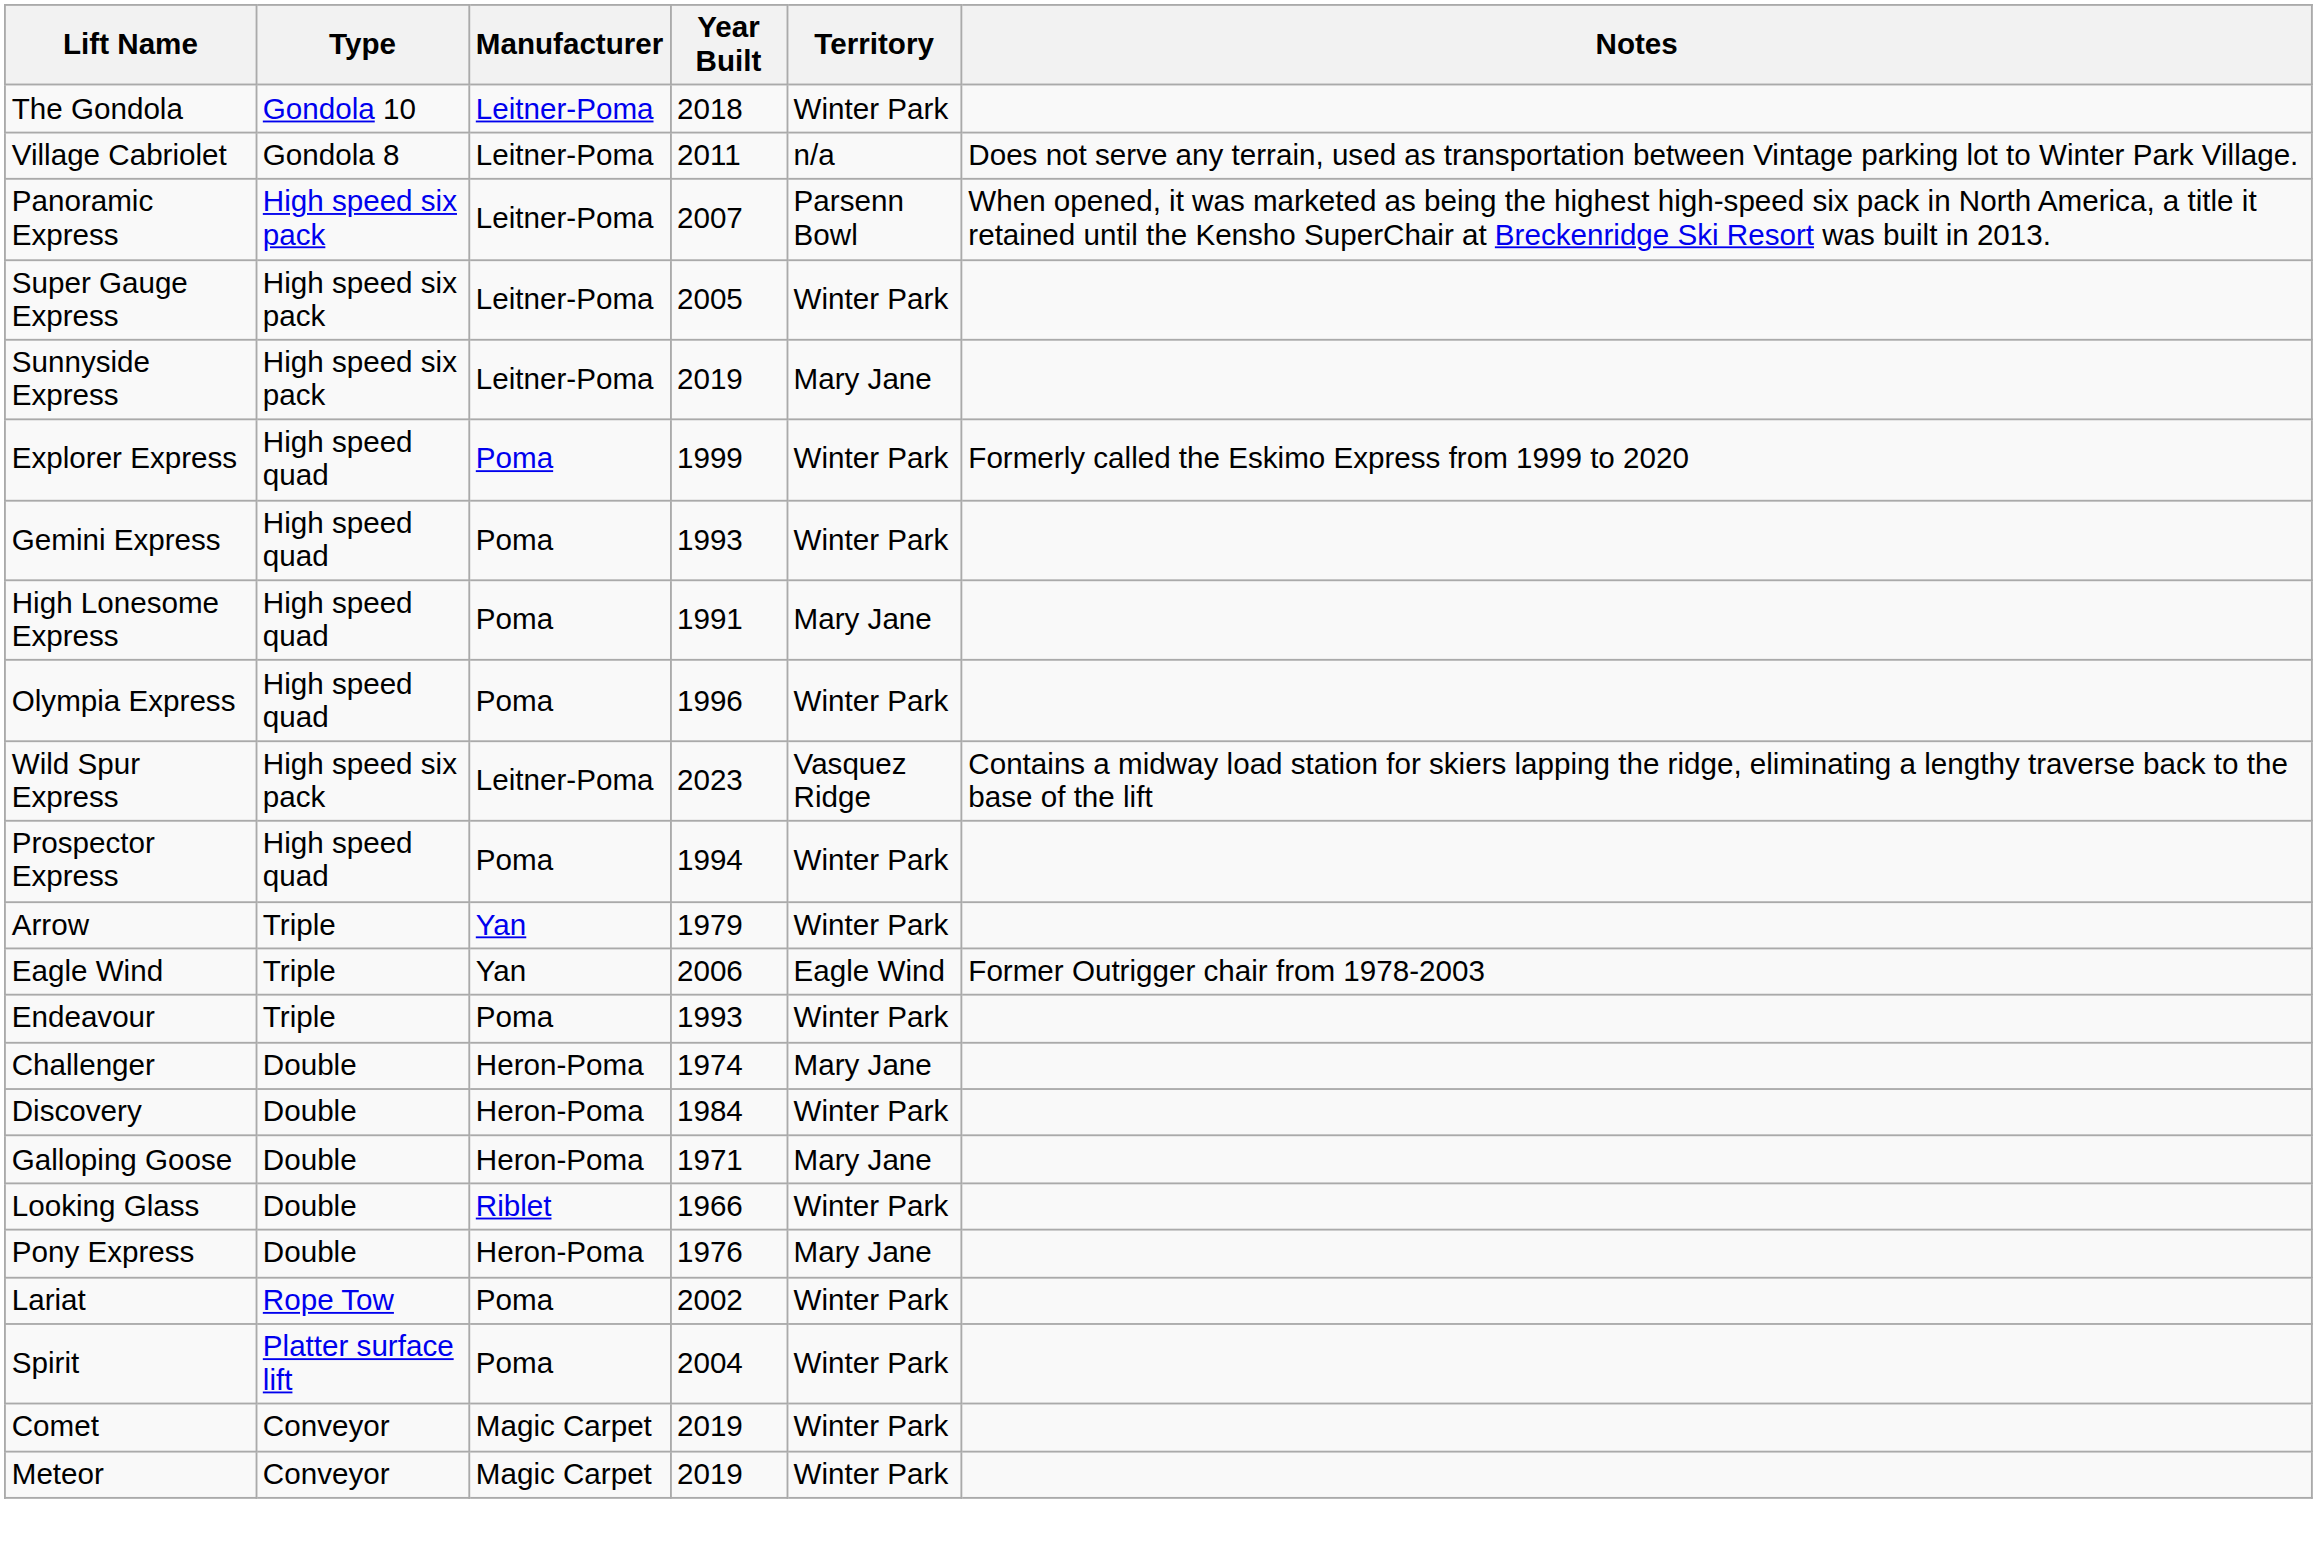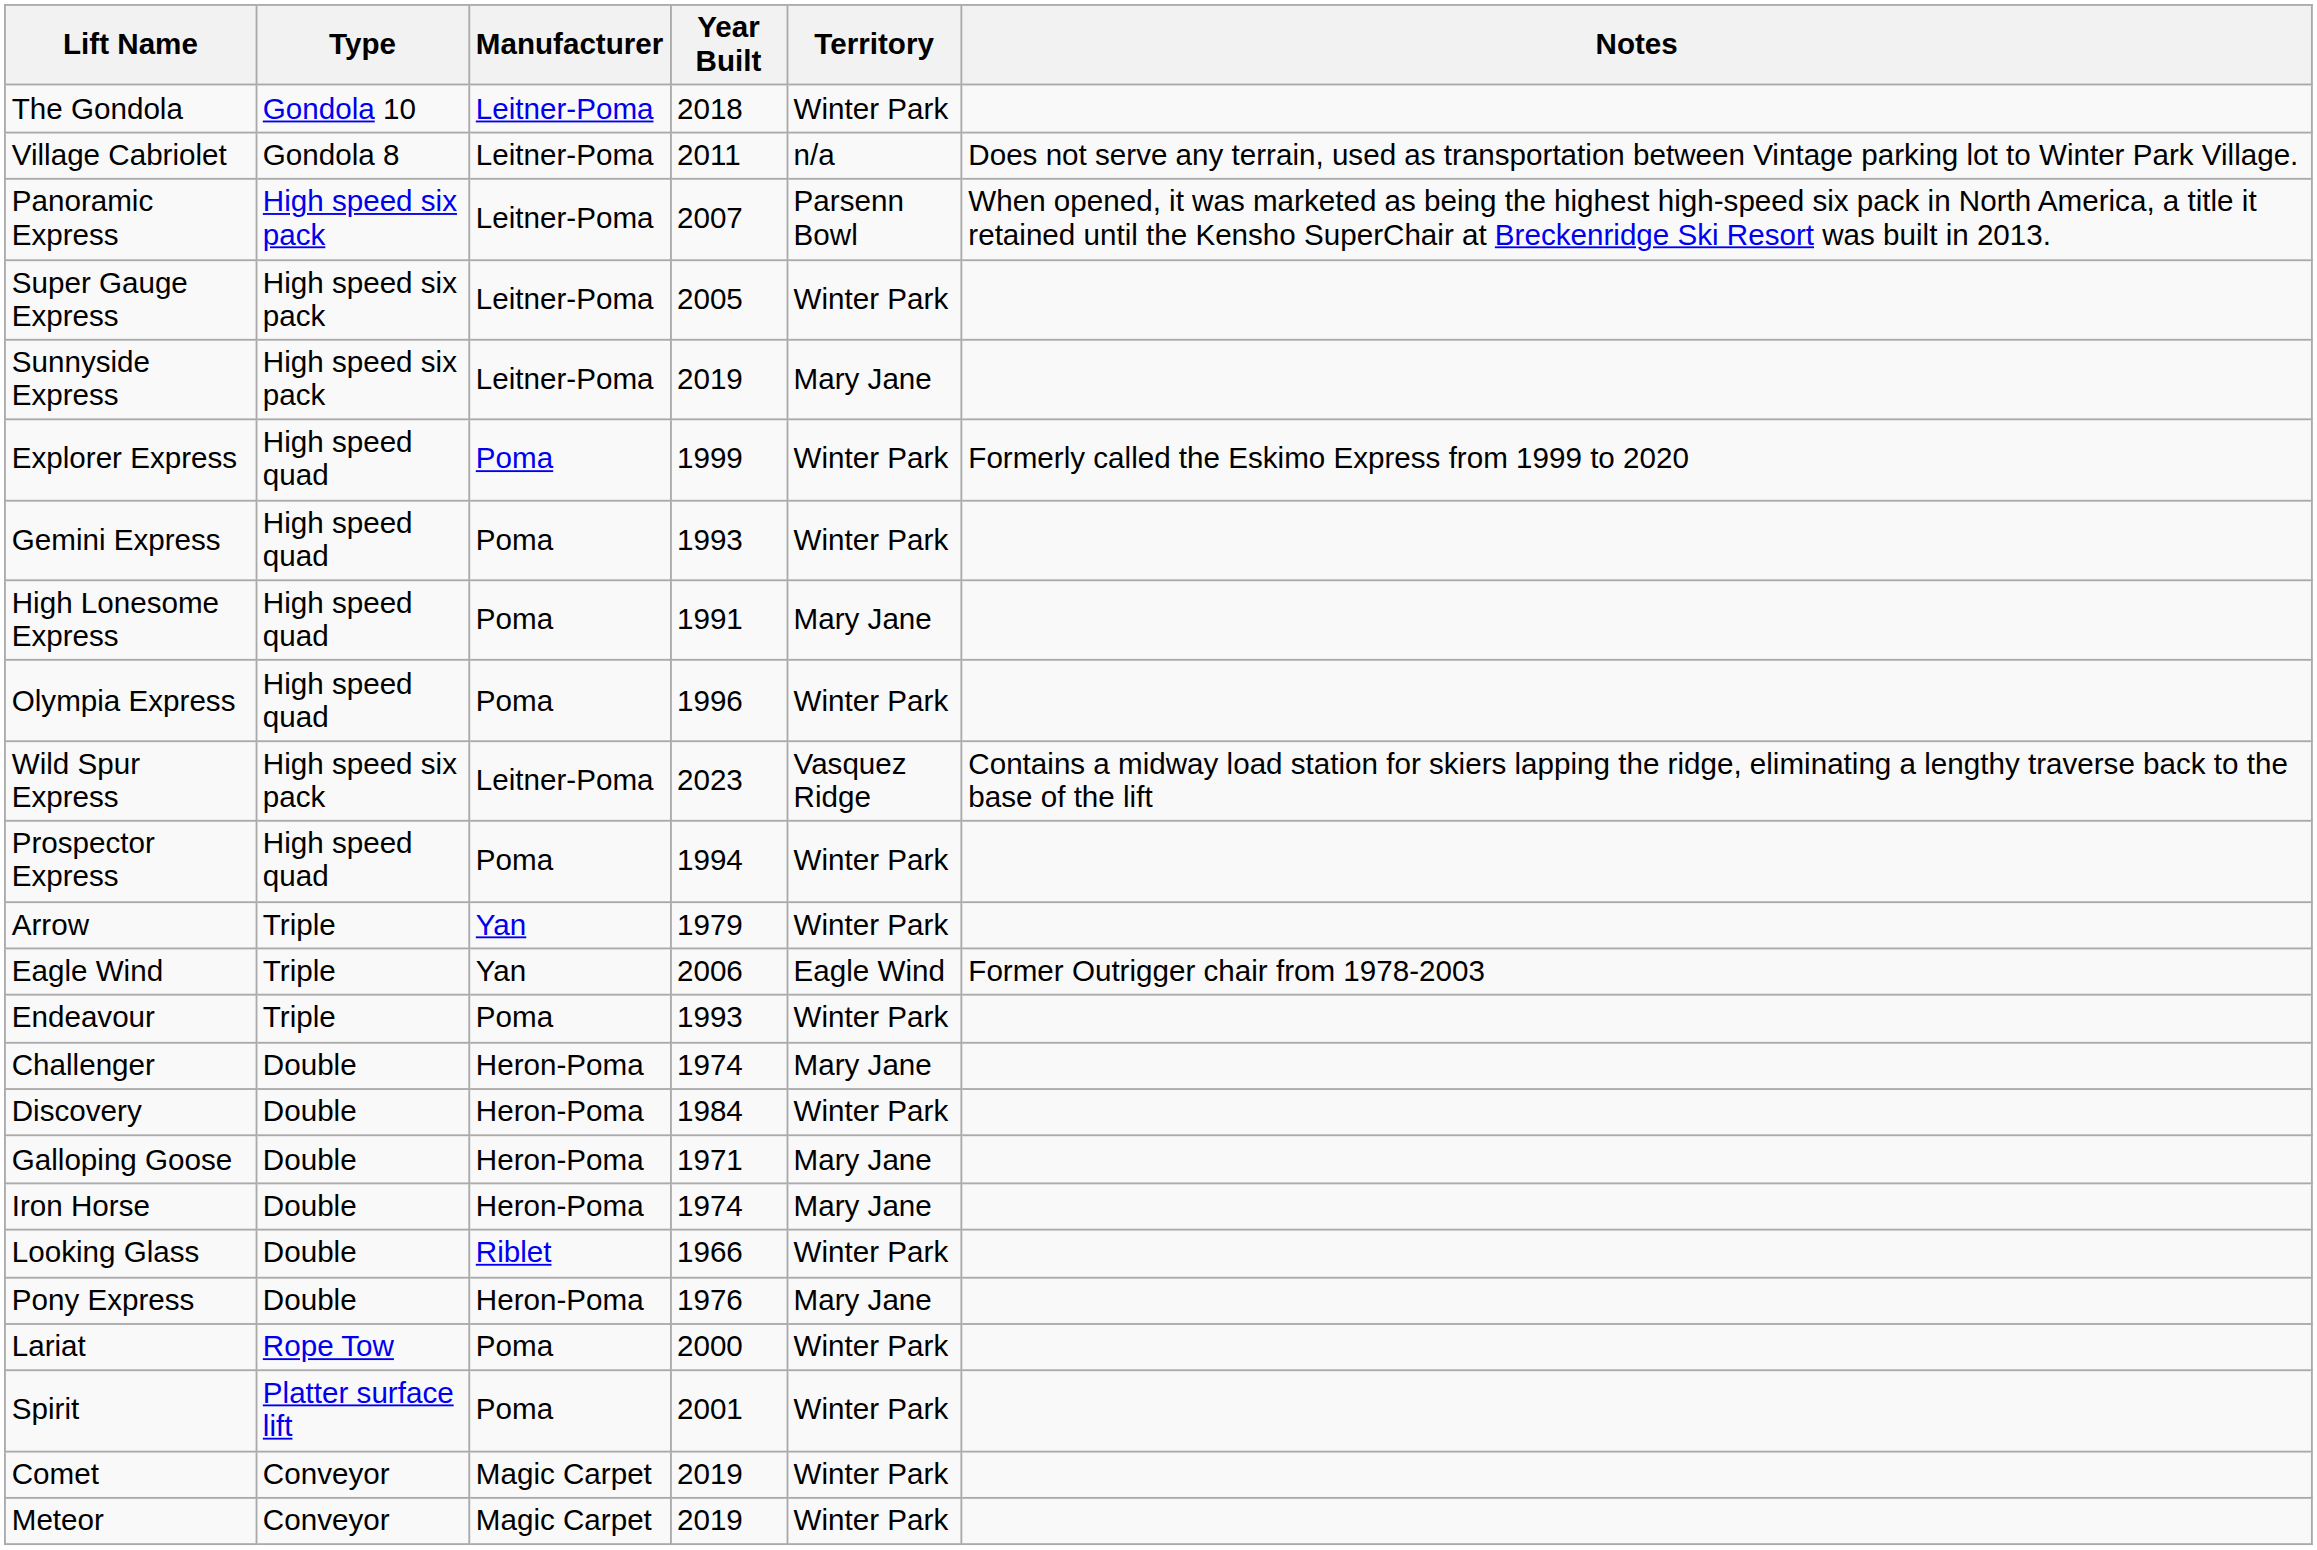+ row: (81, 1205)
(710, 1299) 2002 -> (710, 1346) 2000
(710, 1363) 2004 -> (710, 1410) 2001
